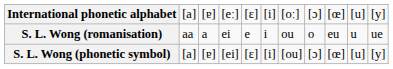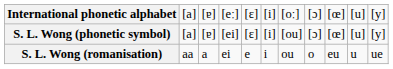rows swapped: (92, 53) <-> (92, 34)
